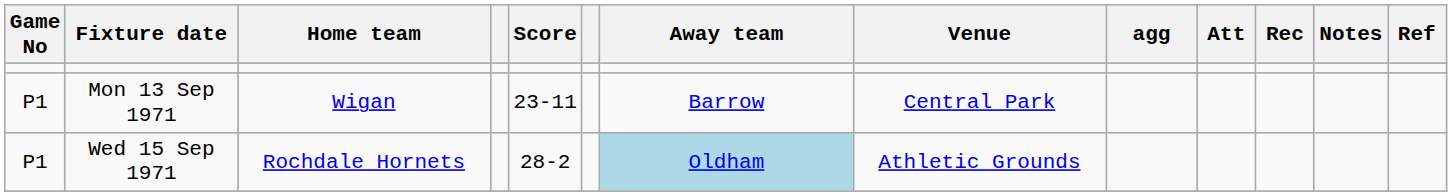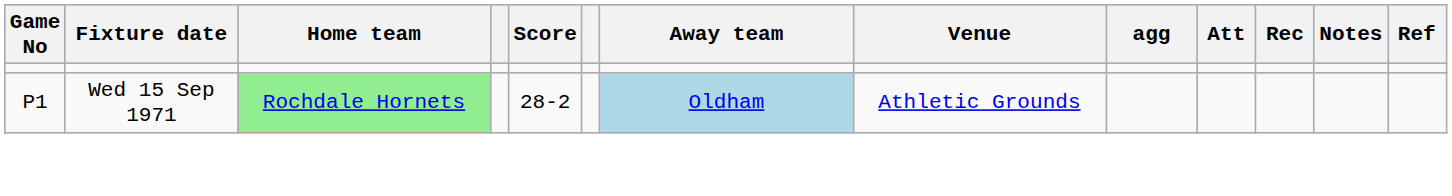- row: (151, 103)
(364, 161) no background -> (364, 103) lightgreen background
